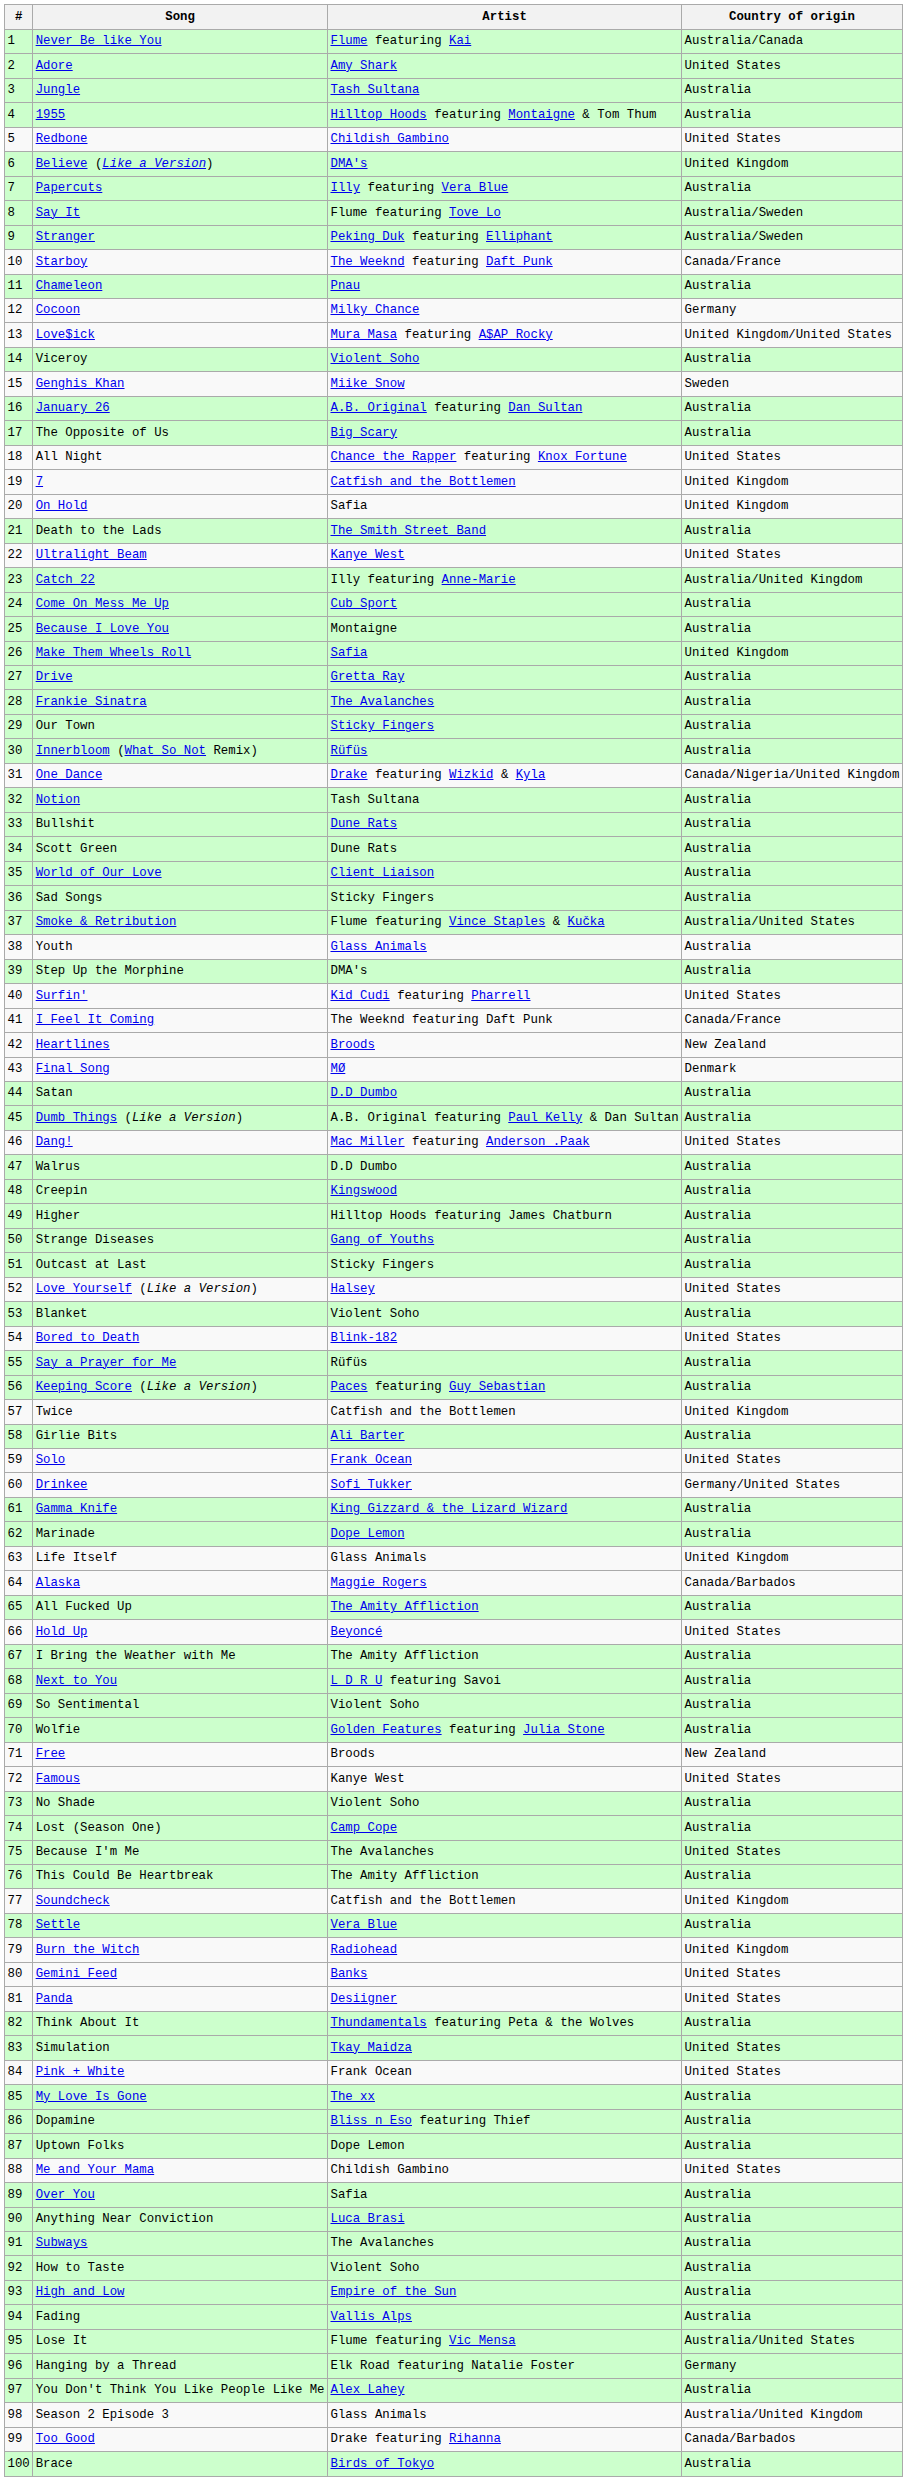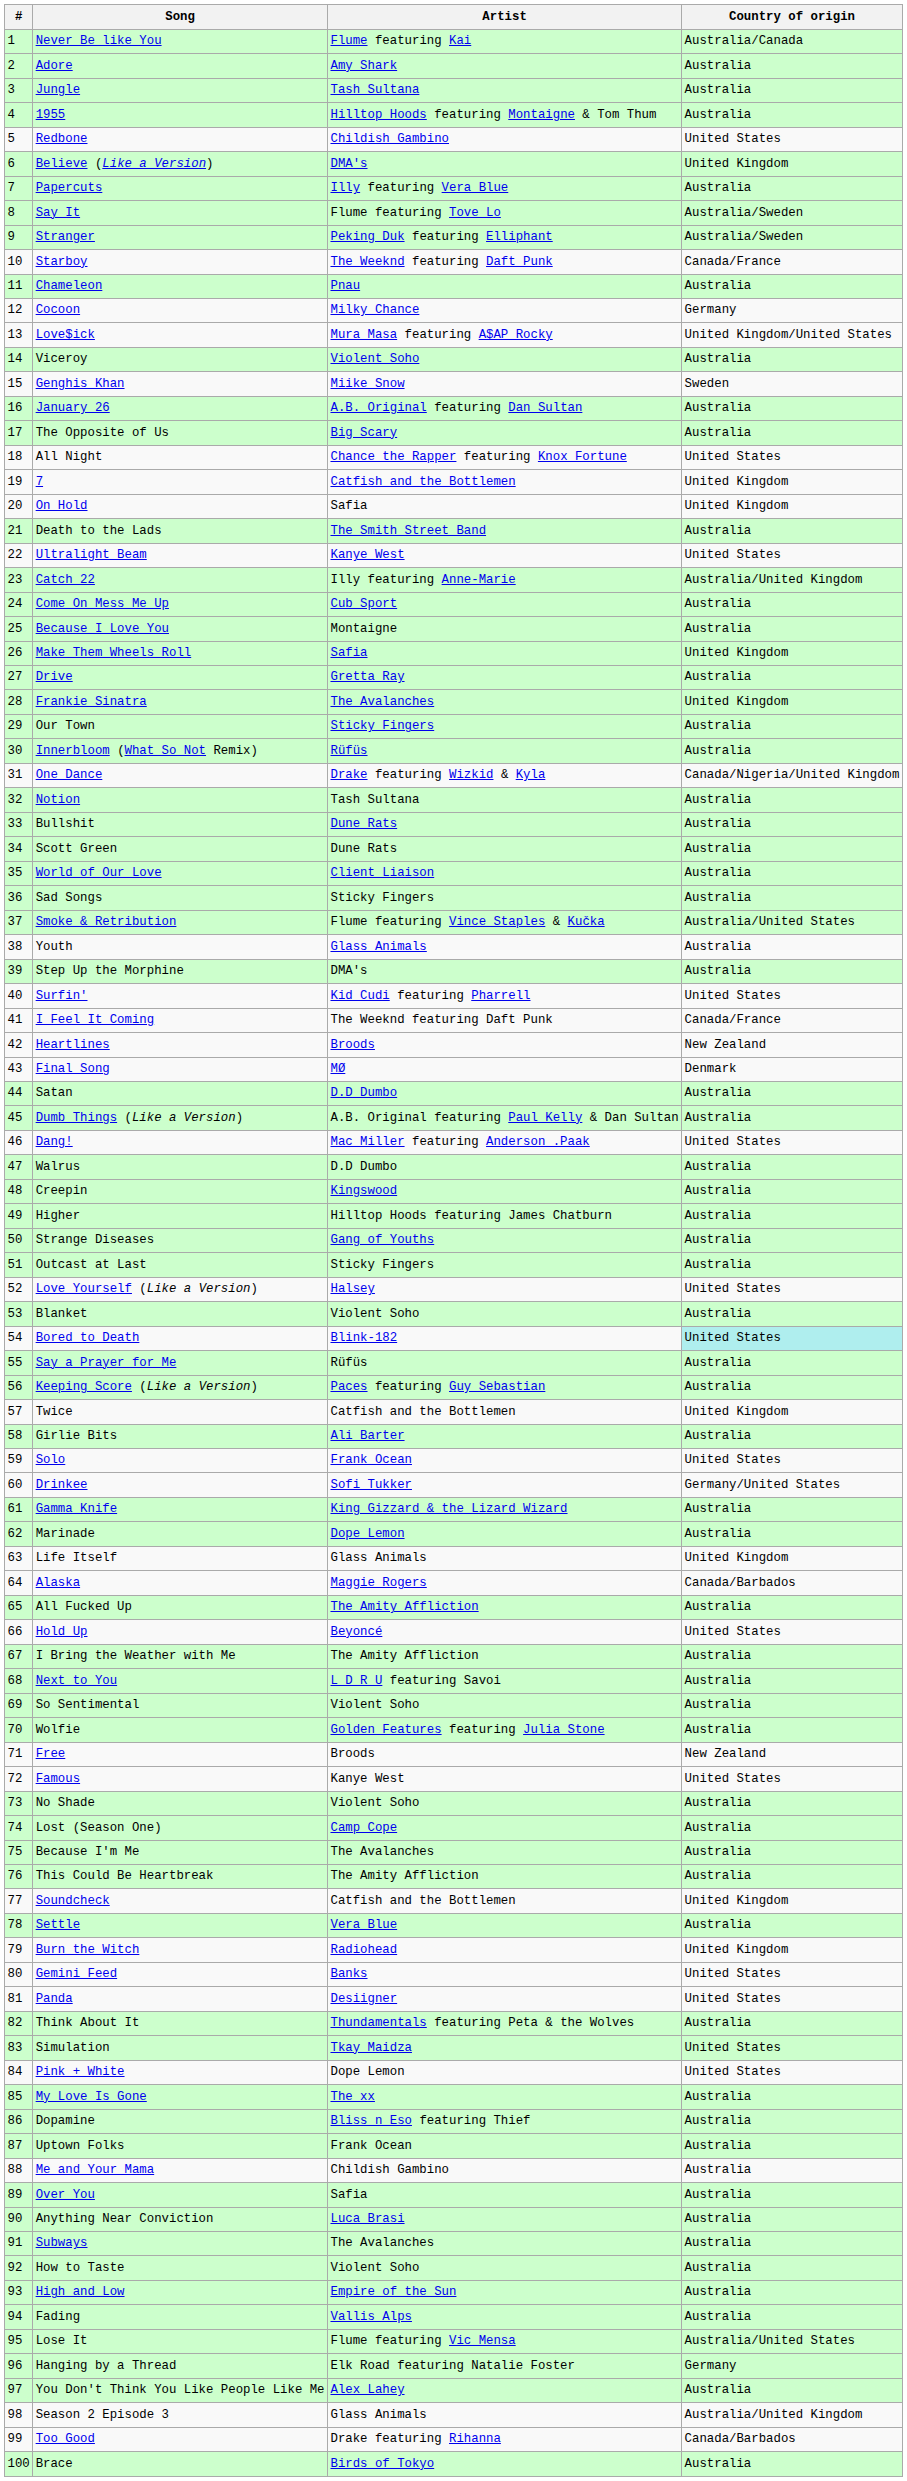(733, 66) United States -> (718, 66) Australia
(718, 702) Australia -> (736, 702) United Kingdom
(733, 1338) no background -> (733, 1338) paleturquoise background
(733, 1852) United States -> (718, 1852) Australia
(371, 2072) Frank Ocean -> (368, 2072) Dope Lemon
(368, 2146) Dope Lemon -> (371, 2146) Frank Ocean
(733, 2170) United States -> (718, 2170) Australia
